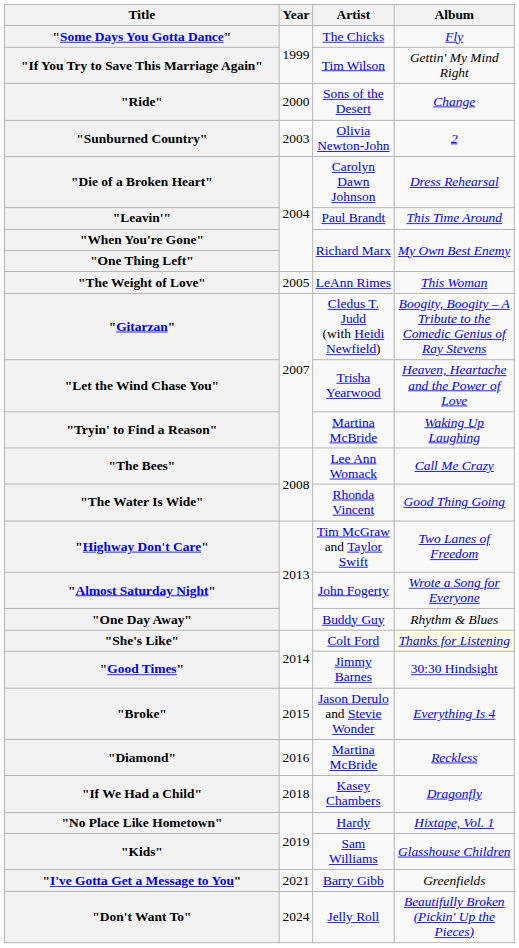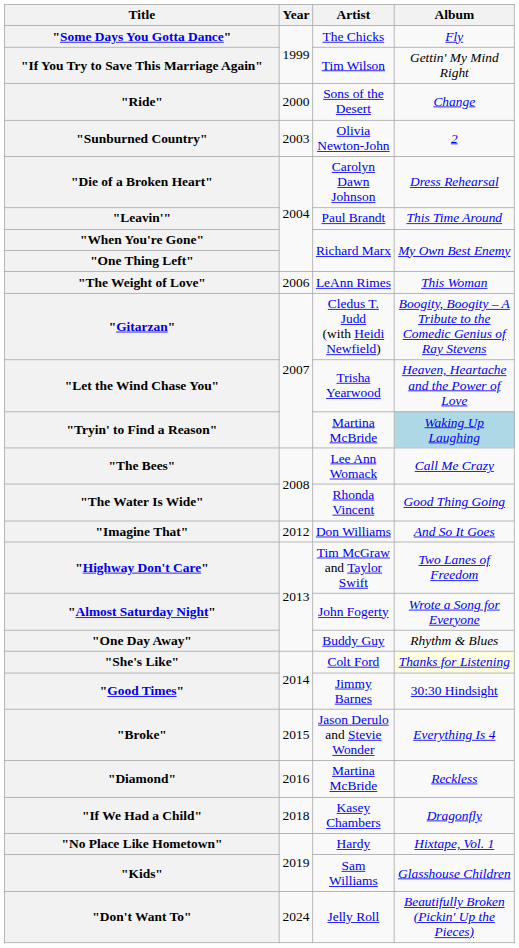(296, 282) 2005 -> (296, 282) 2006
(454, 429) no background -> (454, 429) lightblue background
+ row: (142, 531)
- row: (142, 880)
